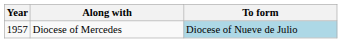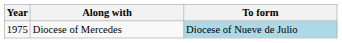(17, 29) 1957 -> (17, 29) 1975
